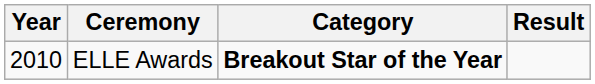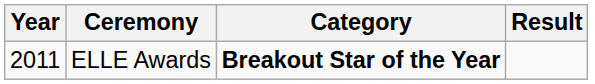(36, 60) 2010 -> (35, 60) 2011
